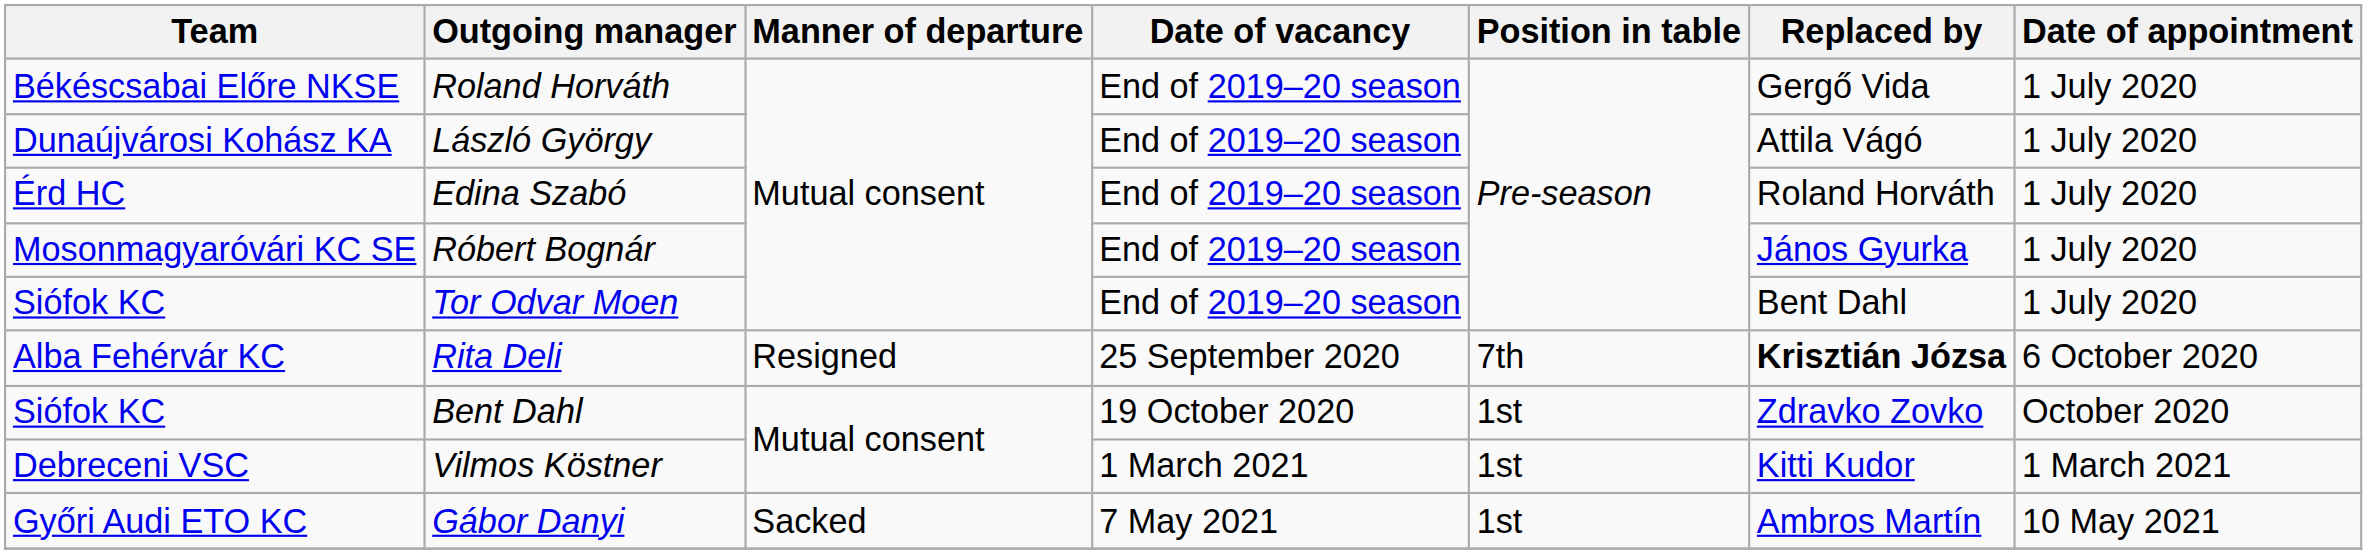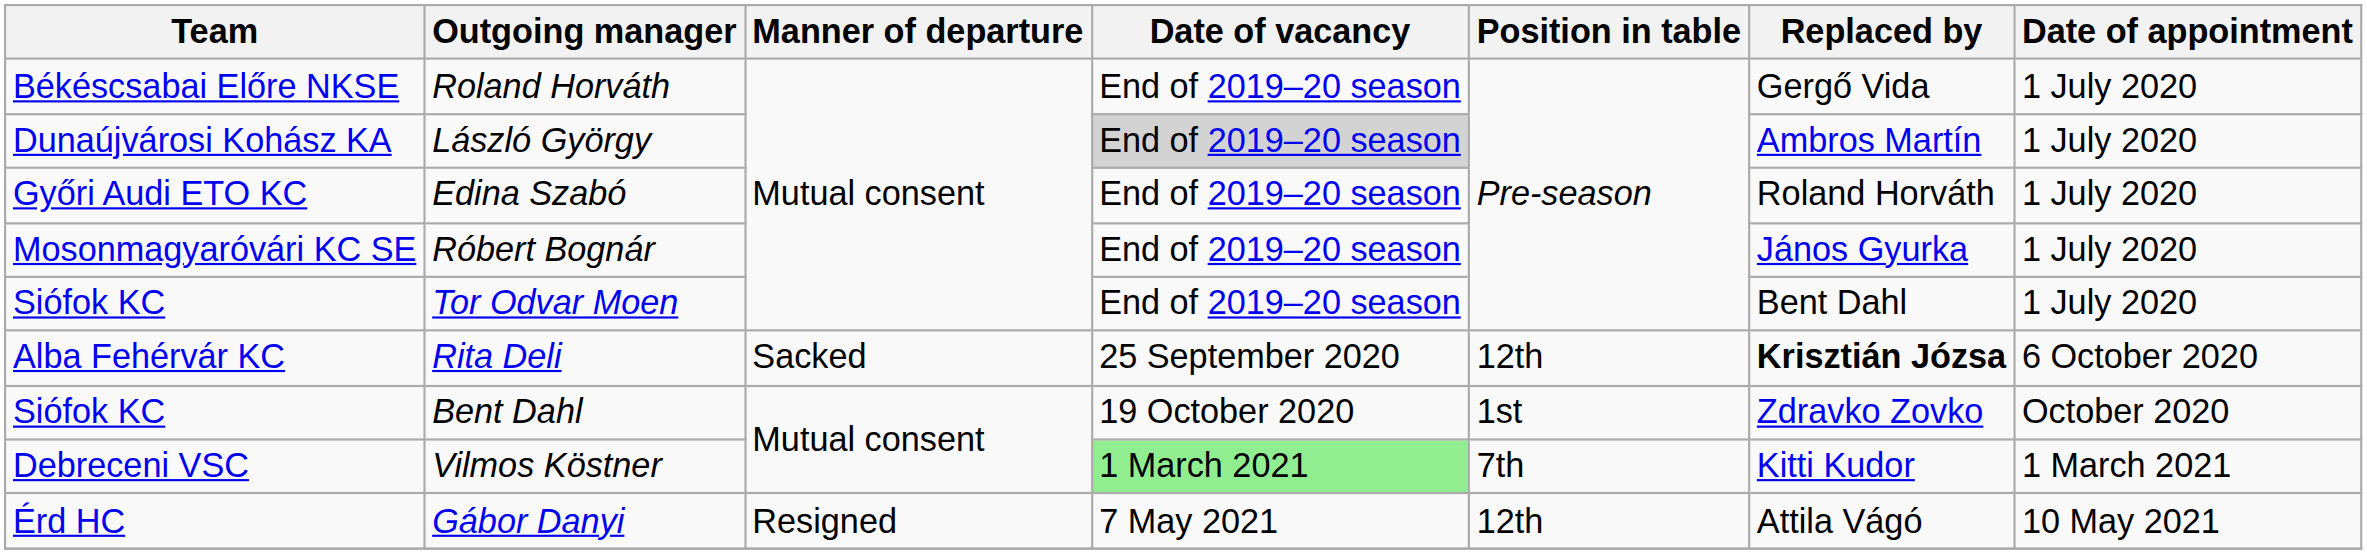(1280, 140) no background -> (1280, 140) lightgrey background
(1840, 140) Attila Vágó -> (1869, 140) Ambros Martín
(69, 194) Érd HC -> (160, 194) Győri Audi ETO KC
(825, 357) Resigned -> (809, 357) Sacked
(1500, 357) 7th -> (1510, 357) 12th
(1204, 466) no background -> (1204, 466) lightgreen background
(1499, 466) 1st -> (1500, 466) 7th
(160, 520) Győri Audi ETO KC -> (69, 520) Érd HC
(809, 520) Sacked -> (825, 520) Resigned
(1499, 520) 1st -> (1510, 520) 12th
(1869, 520) Ambros Martín -> (1840, 520) Attila Vágó
